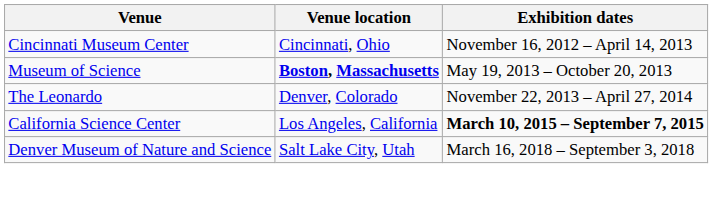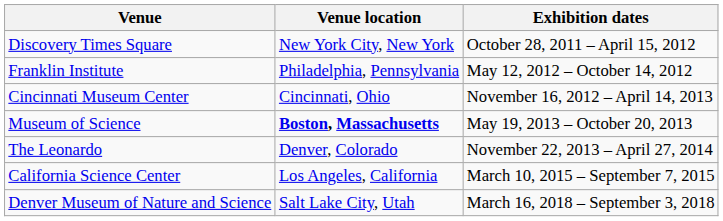+ row: (90, 44)
+ row: (66, 70)
(575, 123) bold -> (591, 176) normal
